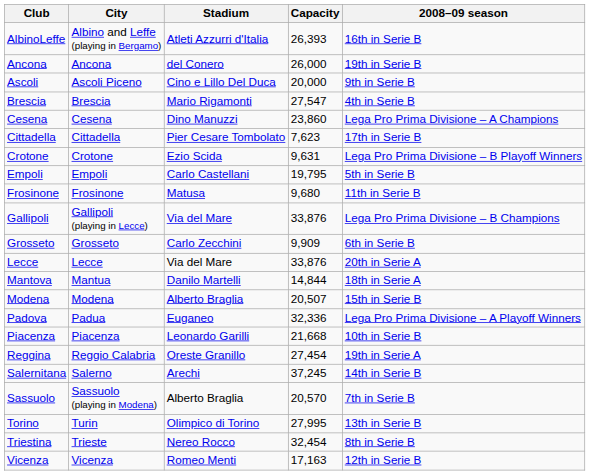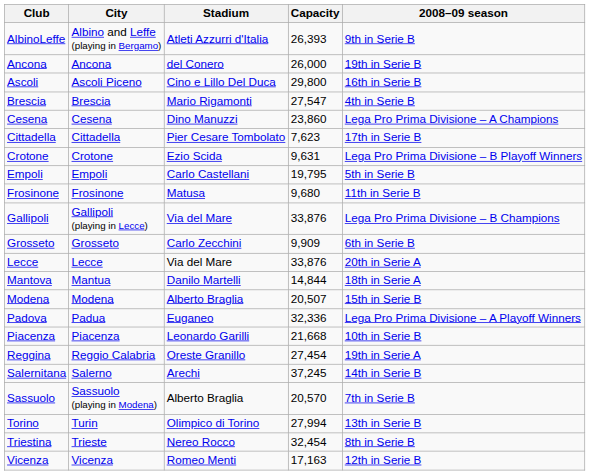(383, 38) 16th in Serie B -> (380, 38) 9th in Serie B
(309, 82) 20,000 -> (309, 82) 29,800
(380, 82) 9th in Serie B -> (383, 82) 16th in Serie B
(309, 423) 27,995 -> (309, 423) 27,994
